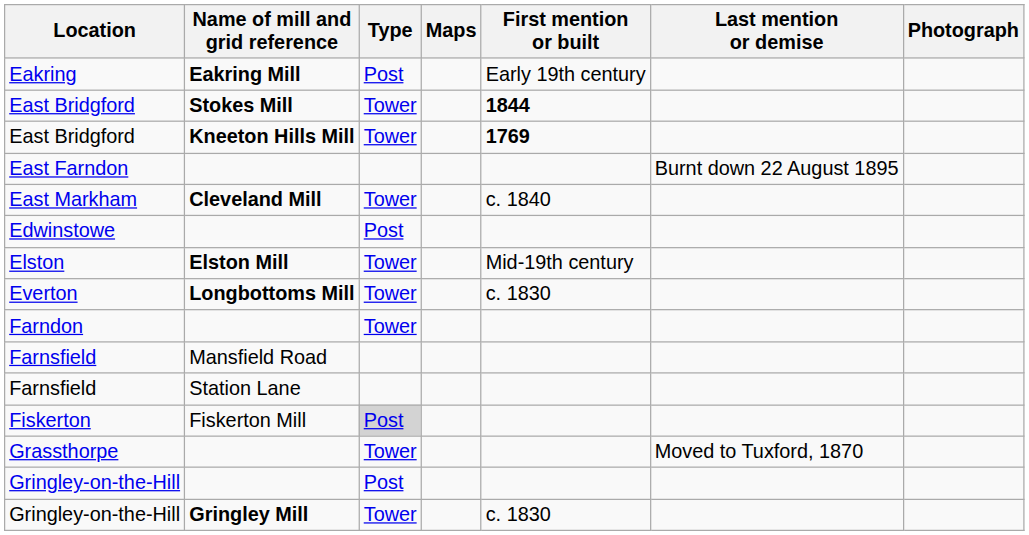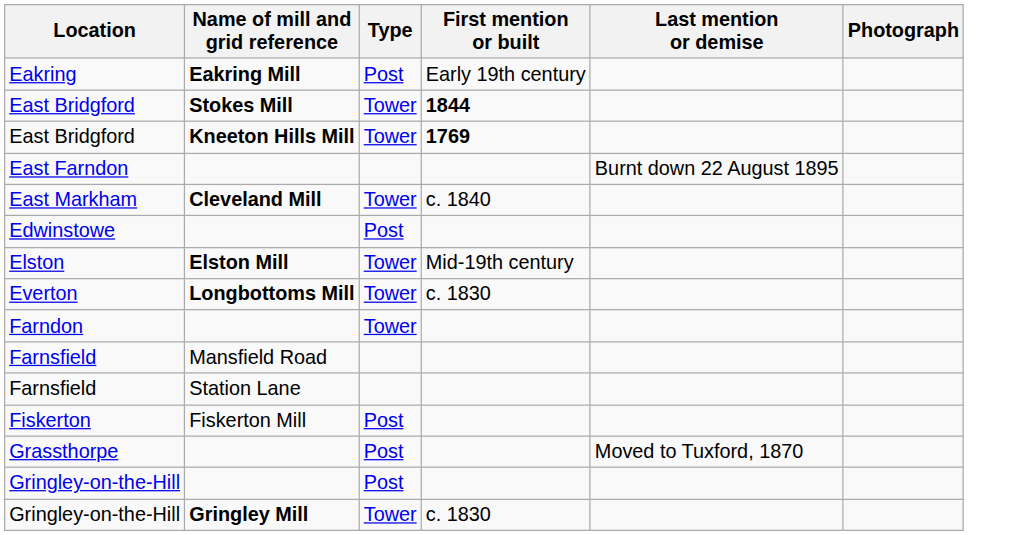- column: (451, 31)
(384, 420) lightgrey background -> (384, 420) no background
(390, 451) Tower -> (384, 451) Post
